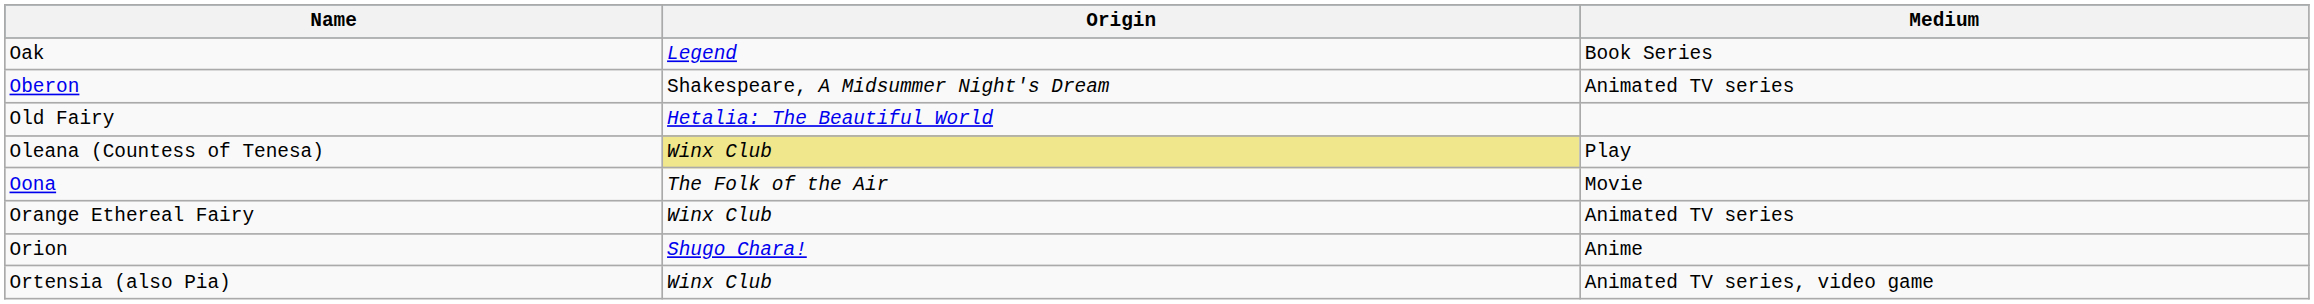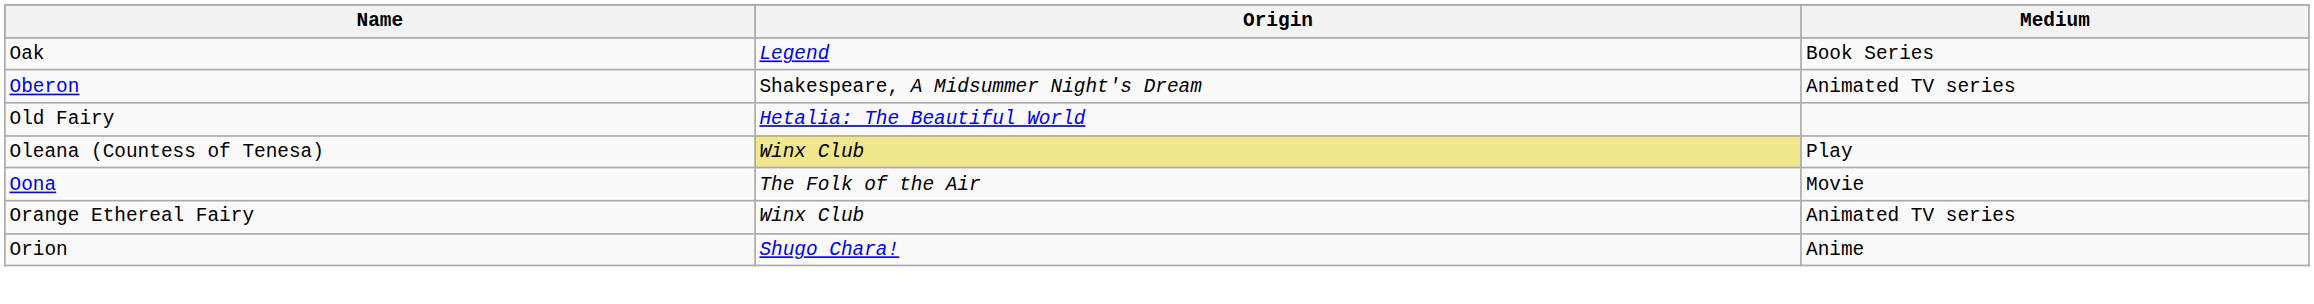- row: (120, 282)
